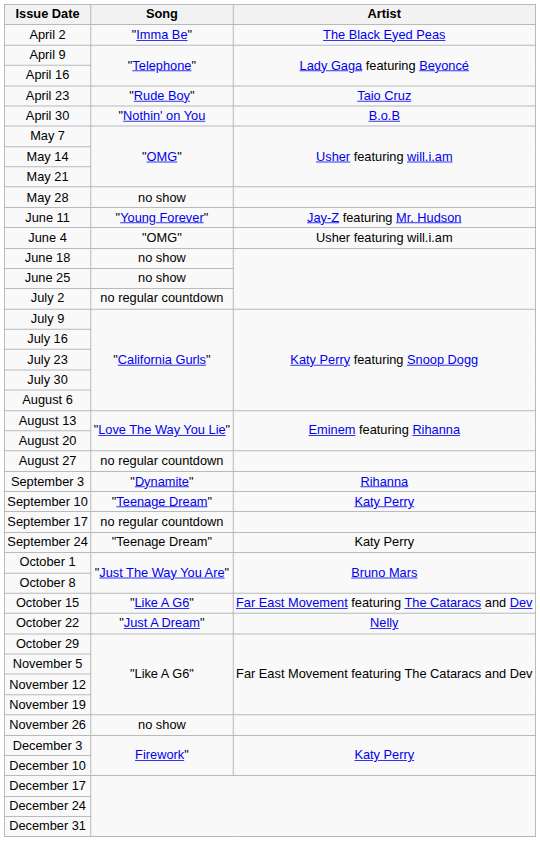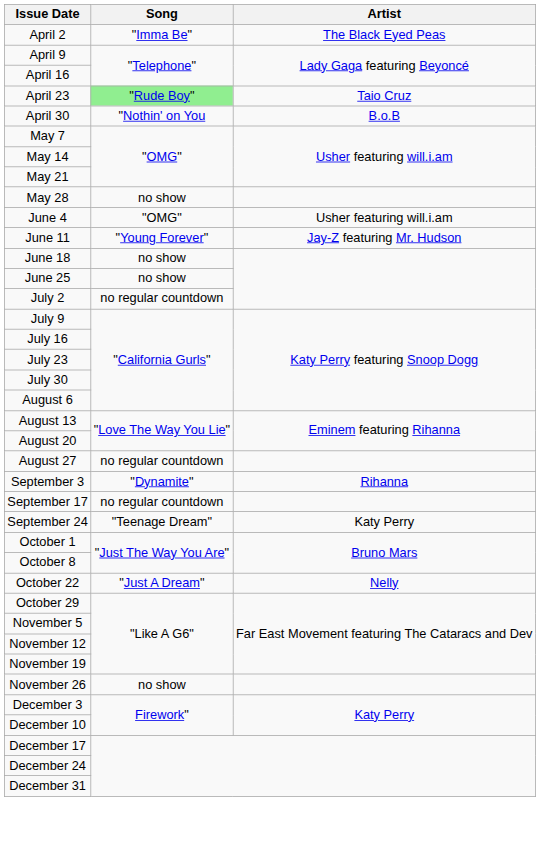(162, 95) no background -> (162, 95) lightgreen background
rows swapped: (48, 237) <-> (48, 217)
- row: (48, 501)
- row: (48, 603)
